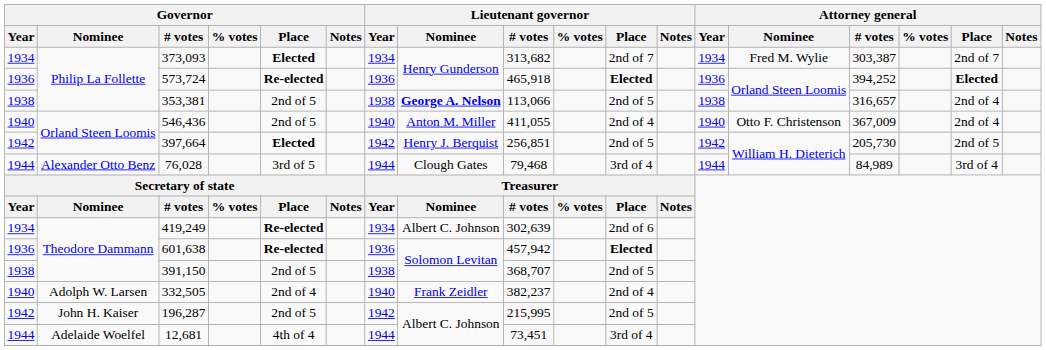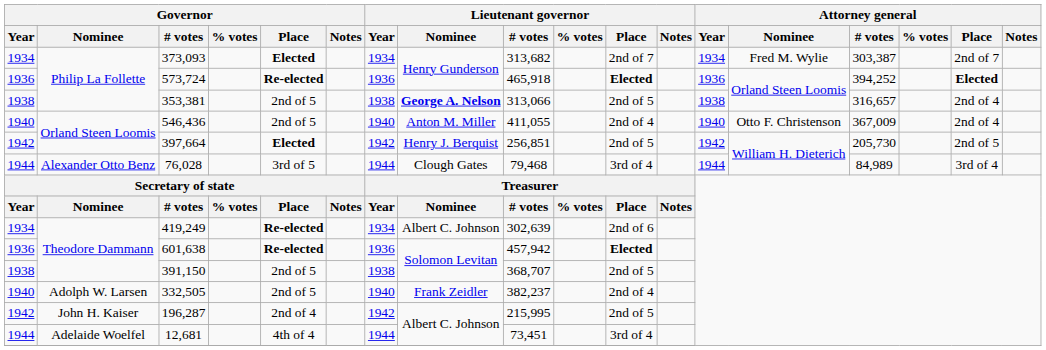(529, 100) 113,066 -> (529, 100) 313,066
(294, 292) 2nd of 4 -> (294, 292) 2nd of 5
(294, 313) 2nd of 5 -> (294, 313) 2nd of 4
